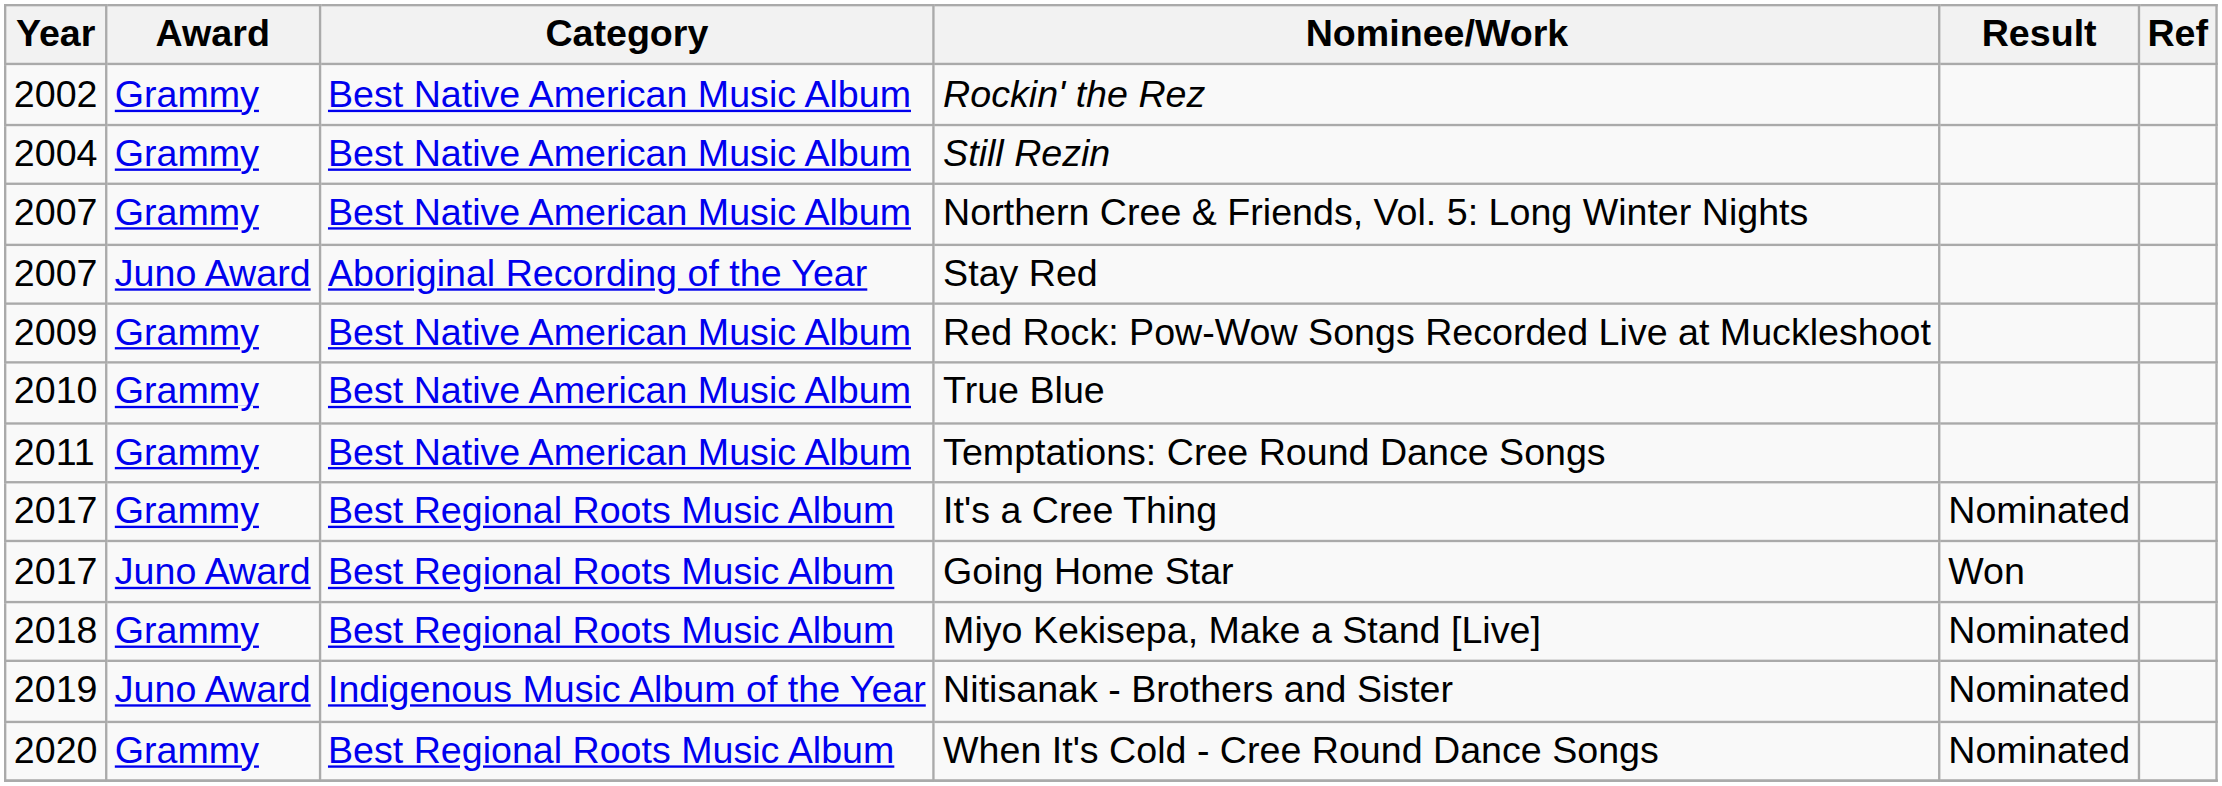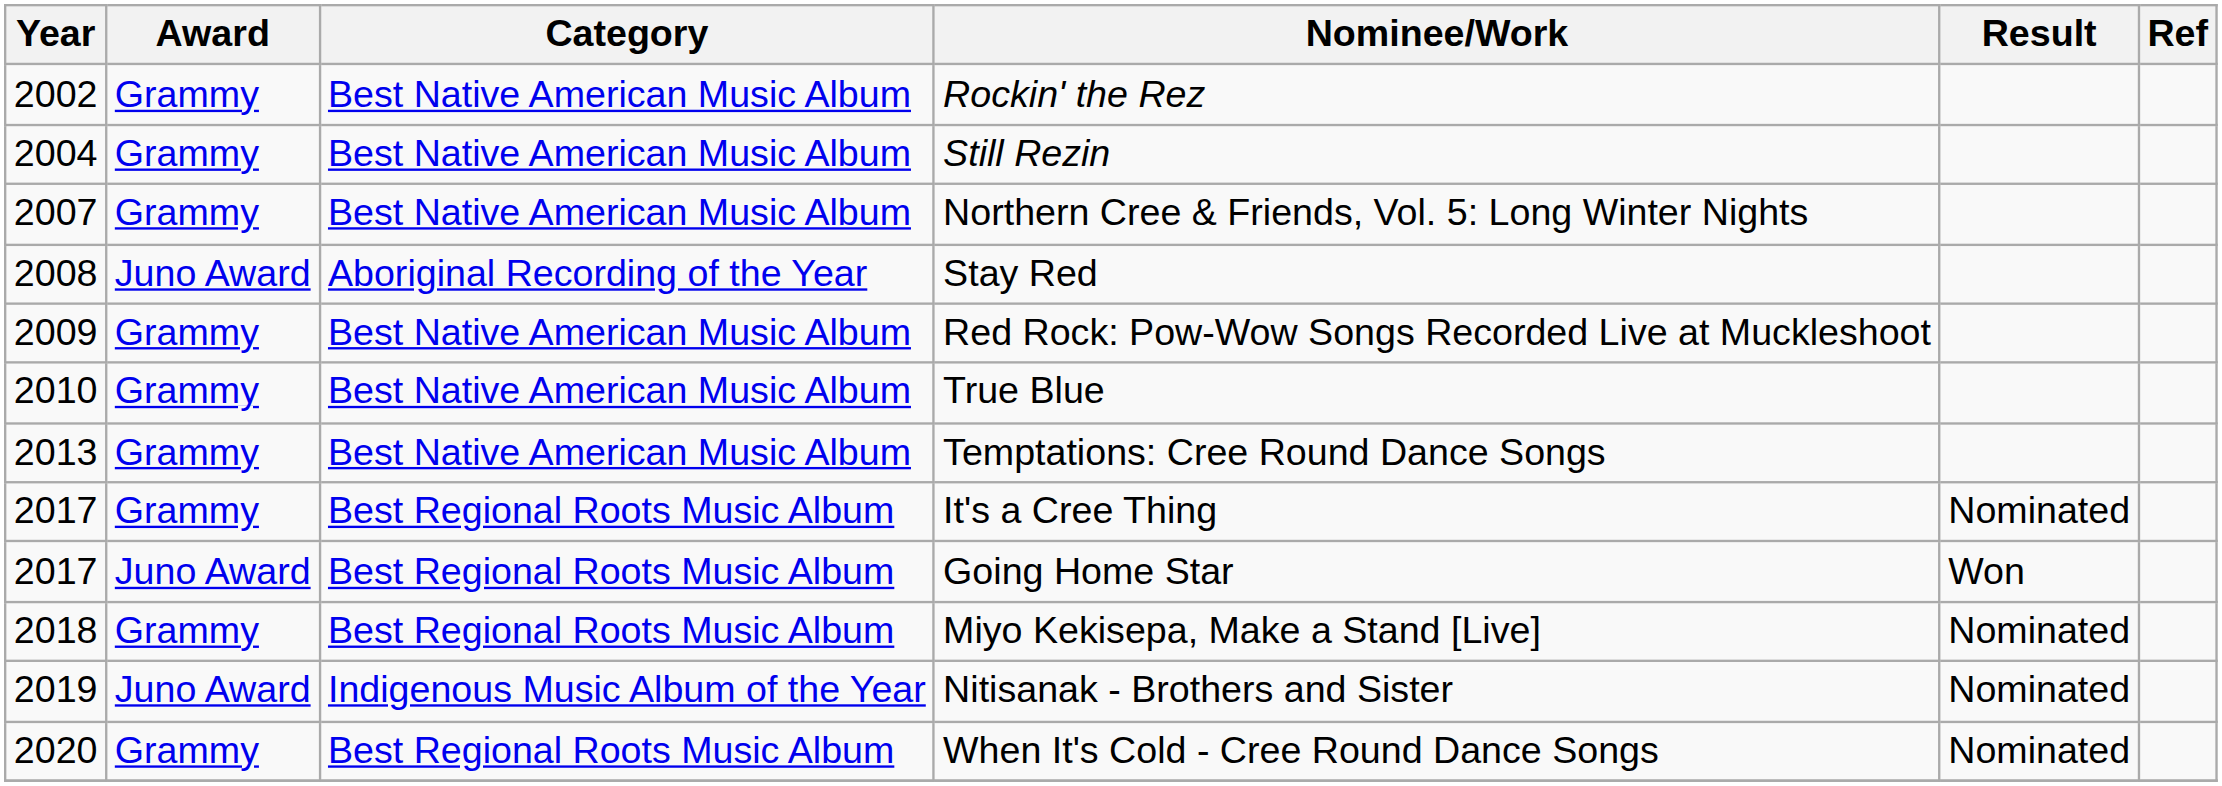(56, 272) 2007 -> (56, 272) 2008
(54, 451) 2011 -> (56, 451) 2013
